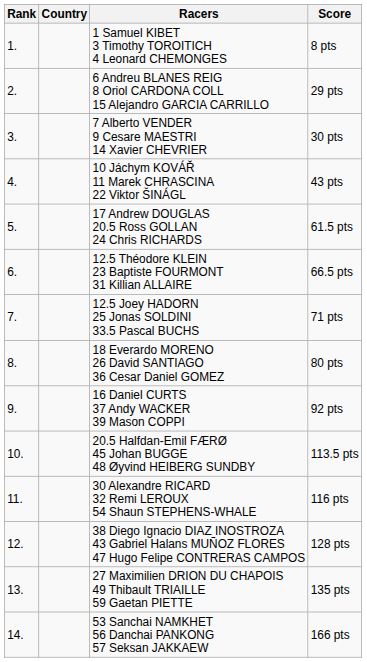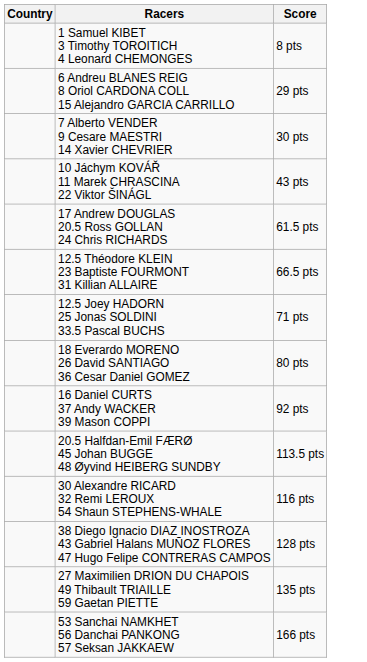- column: (22, 14)
